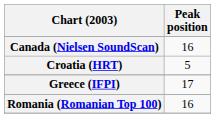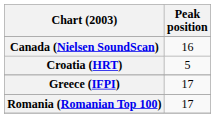(187, 103) 16 -> (187, 103) 17
